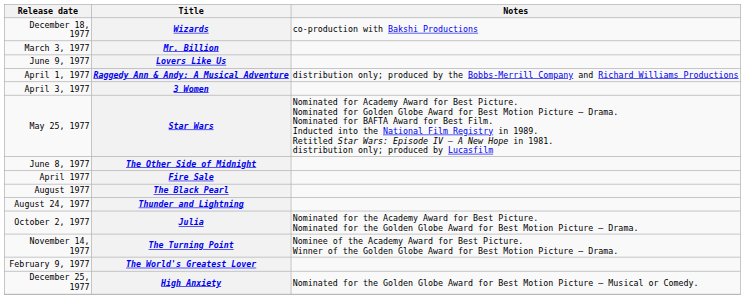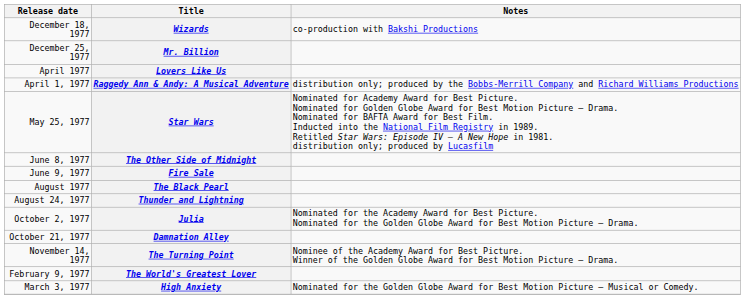(57, 48) March 3, 1977 -> (59, 53) December 25, 1977
(59, 61) June 9, 1977 -> (64, 71) April 1977
- row: (191, 88)
(64, 177) April 1977 -> (59, 173) June 9, 1977
+ row: (191, 237)
(59, 283) December 25, 1977 -> (57, 287) March 3, 1977
